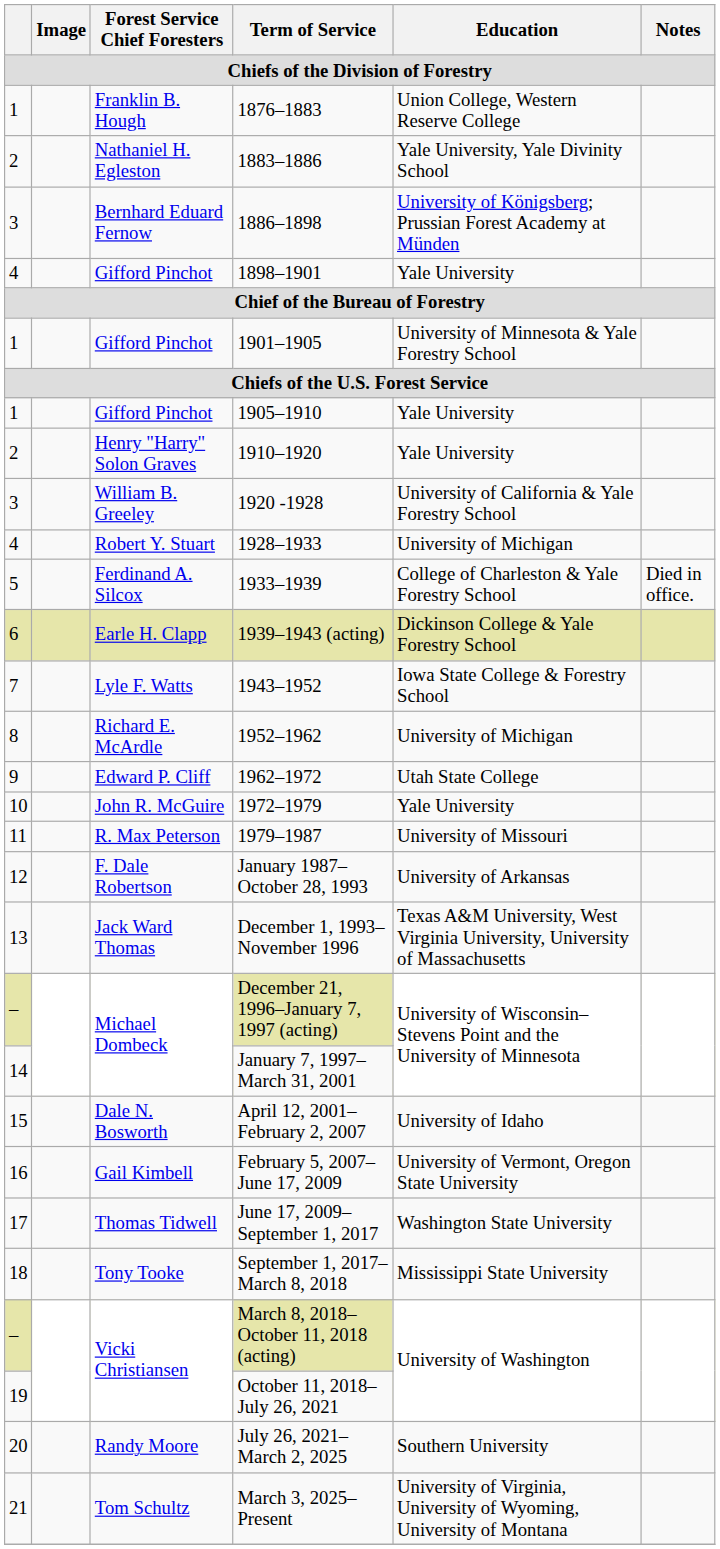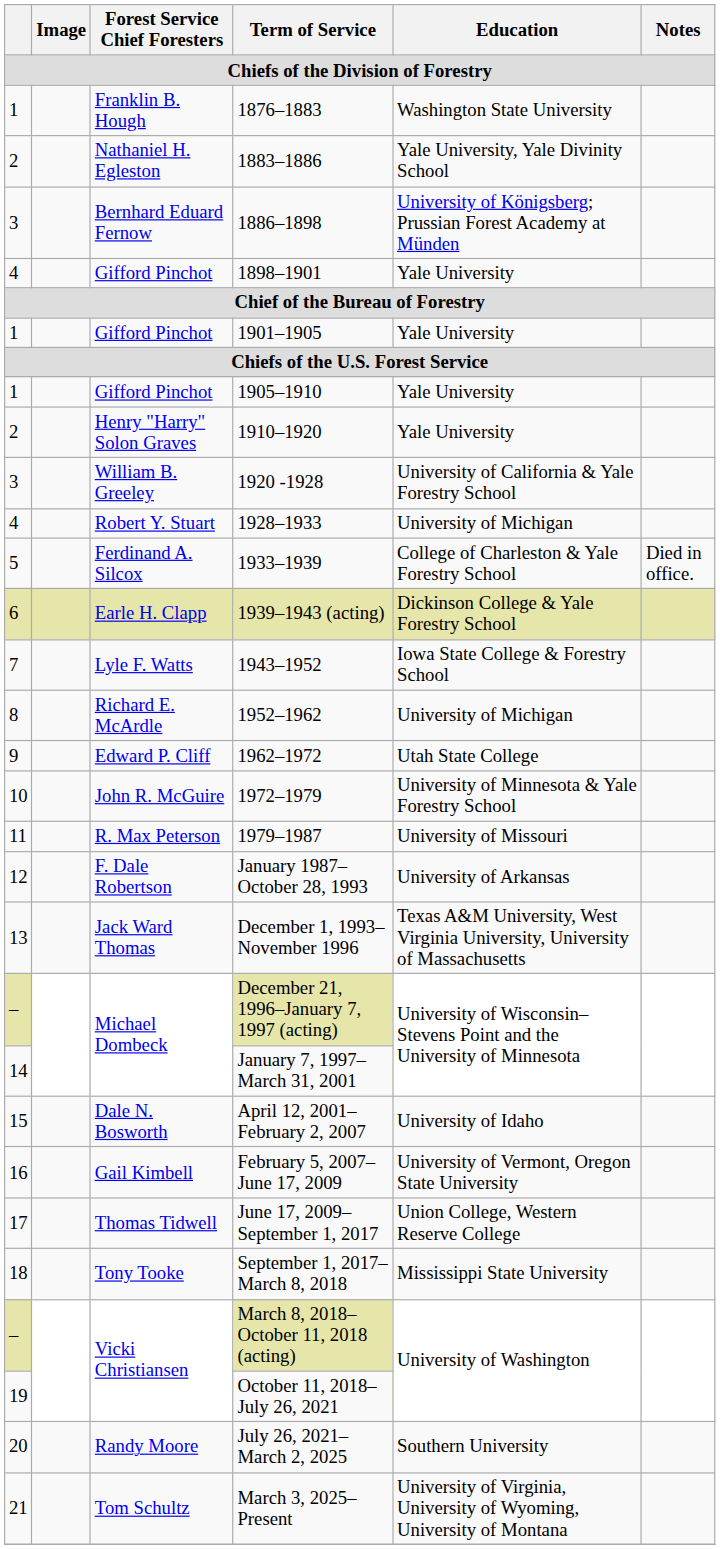(487, 110) Union College, Western Reserve College -> (504, 110) Washington State University
(517, 342) University of Minnesota & Yale Forestry School -> (456, 332) Yale University
(456, 806) Yale University -> (517, 795) University of Minnesota & Yale Forestry School
(504, 1222) Washington State University -> (487, 1222) Union College, Western Reserve College
